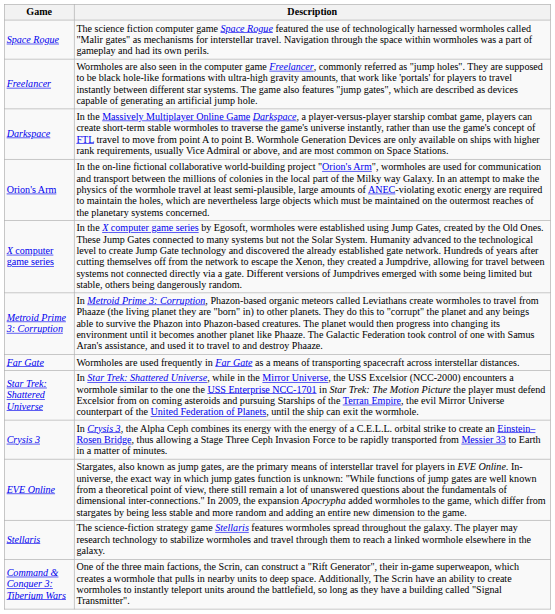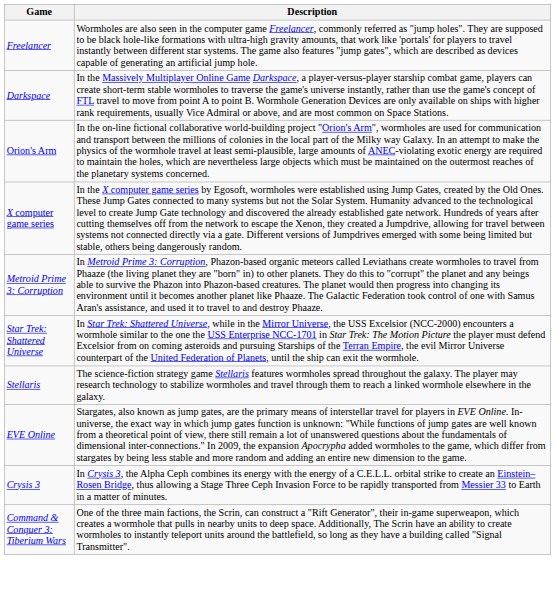- row: (33, 39)
- row: (25, 362)
rows swapped: (23, 439) <-> (23, 539)
